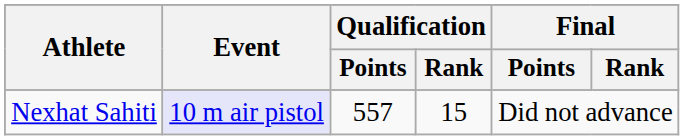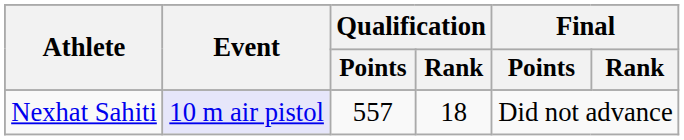(454, 112) 15 -> (454, 112) 18
